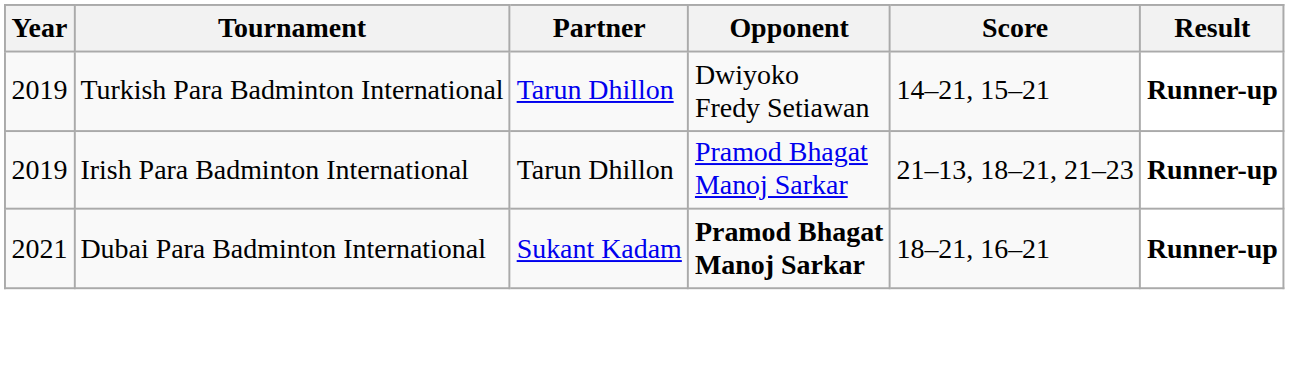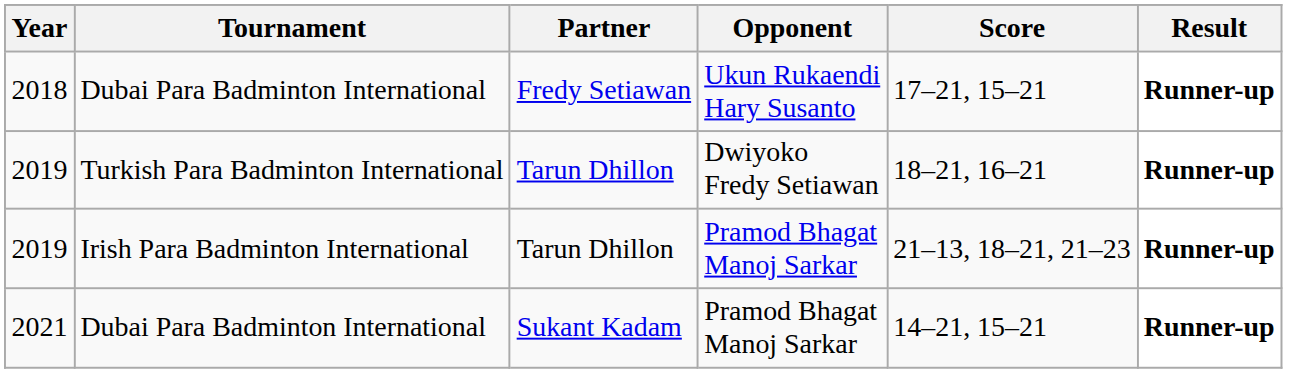+ row: (39, 90)
(973, 90) 14–21, 15–21 -> (970, 169) 18–21, 16–21
(789, 248) bold -> (791, 327) normal
(973, 248) 18–21, 16–21 -> (970, 327) 14–21, 15–21
